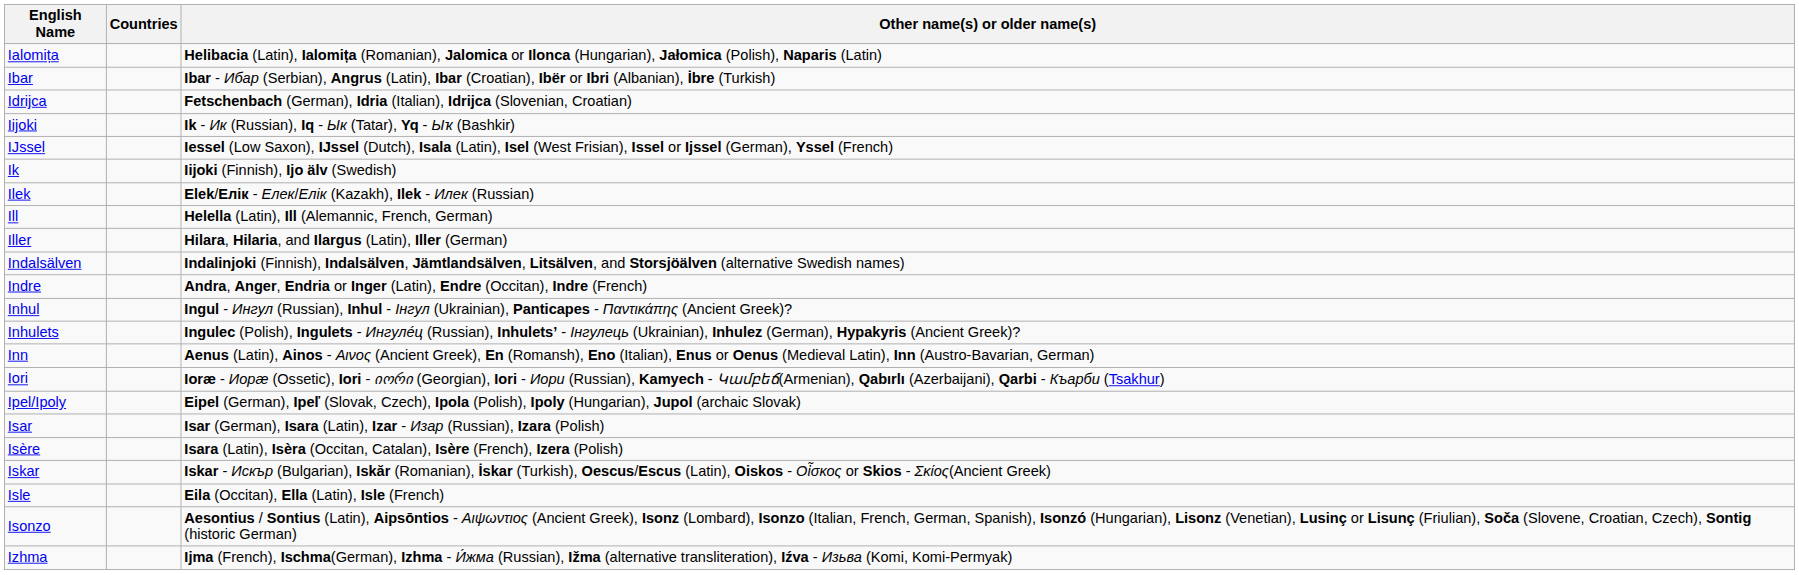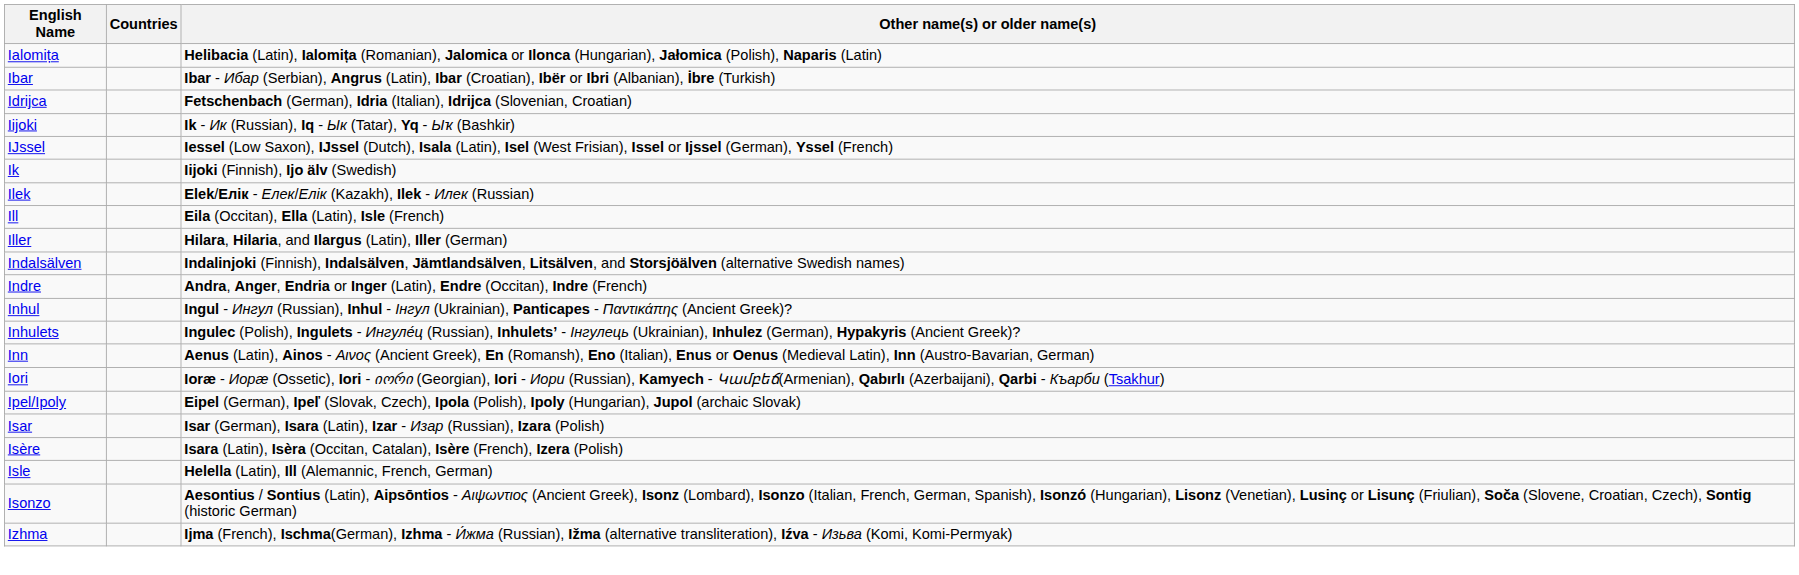(338, 217) Helella (Latin), Ill (Alemannic, French, German) -> (314, 217) Eila (Occitan), Ella (Latin), Isle (French)
- row: (24, 472)
(314, 495) Eila (Occitan), Ella (Latin), Isle (French) -> (338, 472) Helella (Latin), Ill (Alemannic, French, German)
